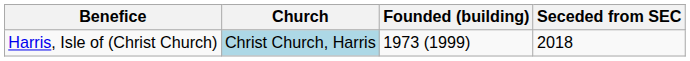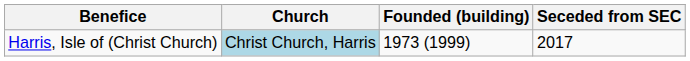(555, 42) 2018 -> (555, 42) 2017
